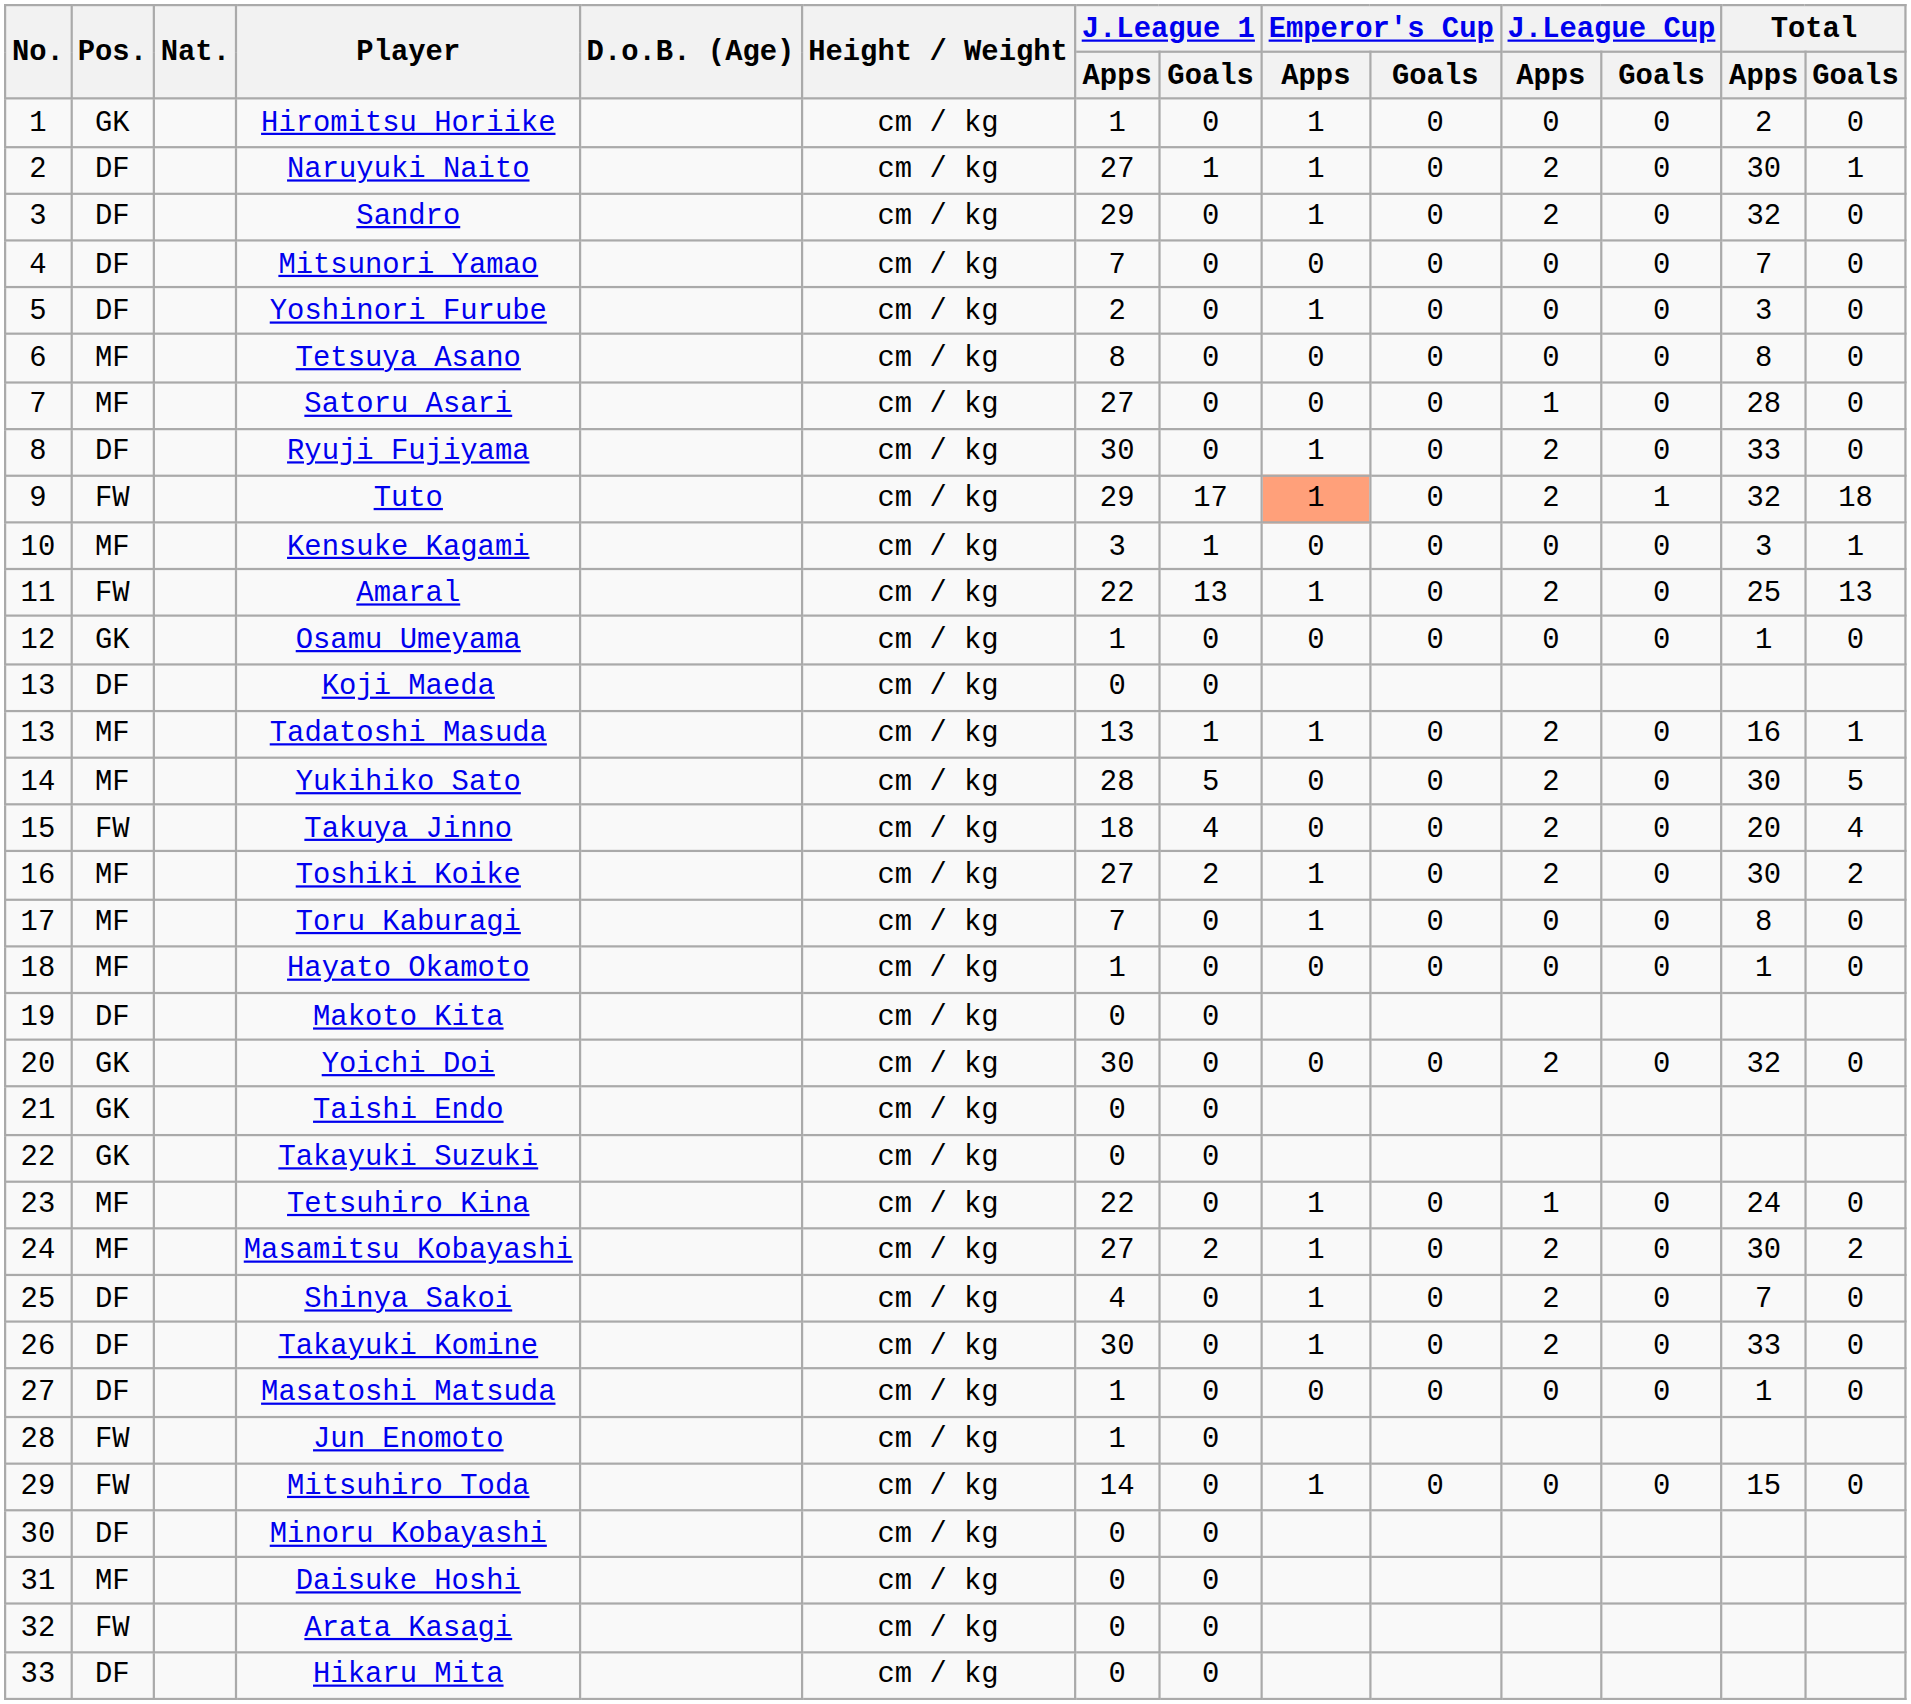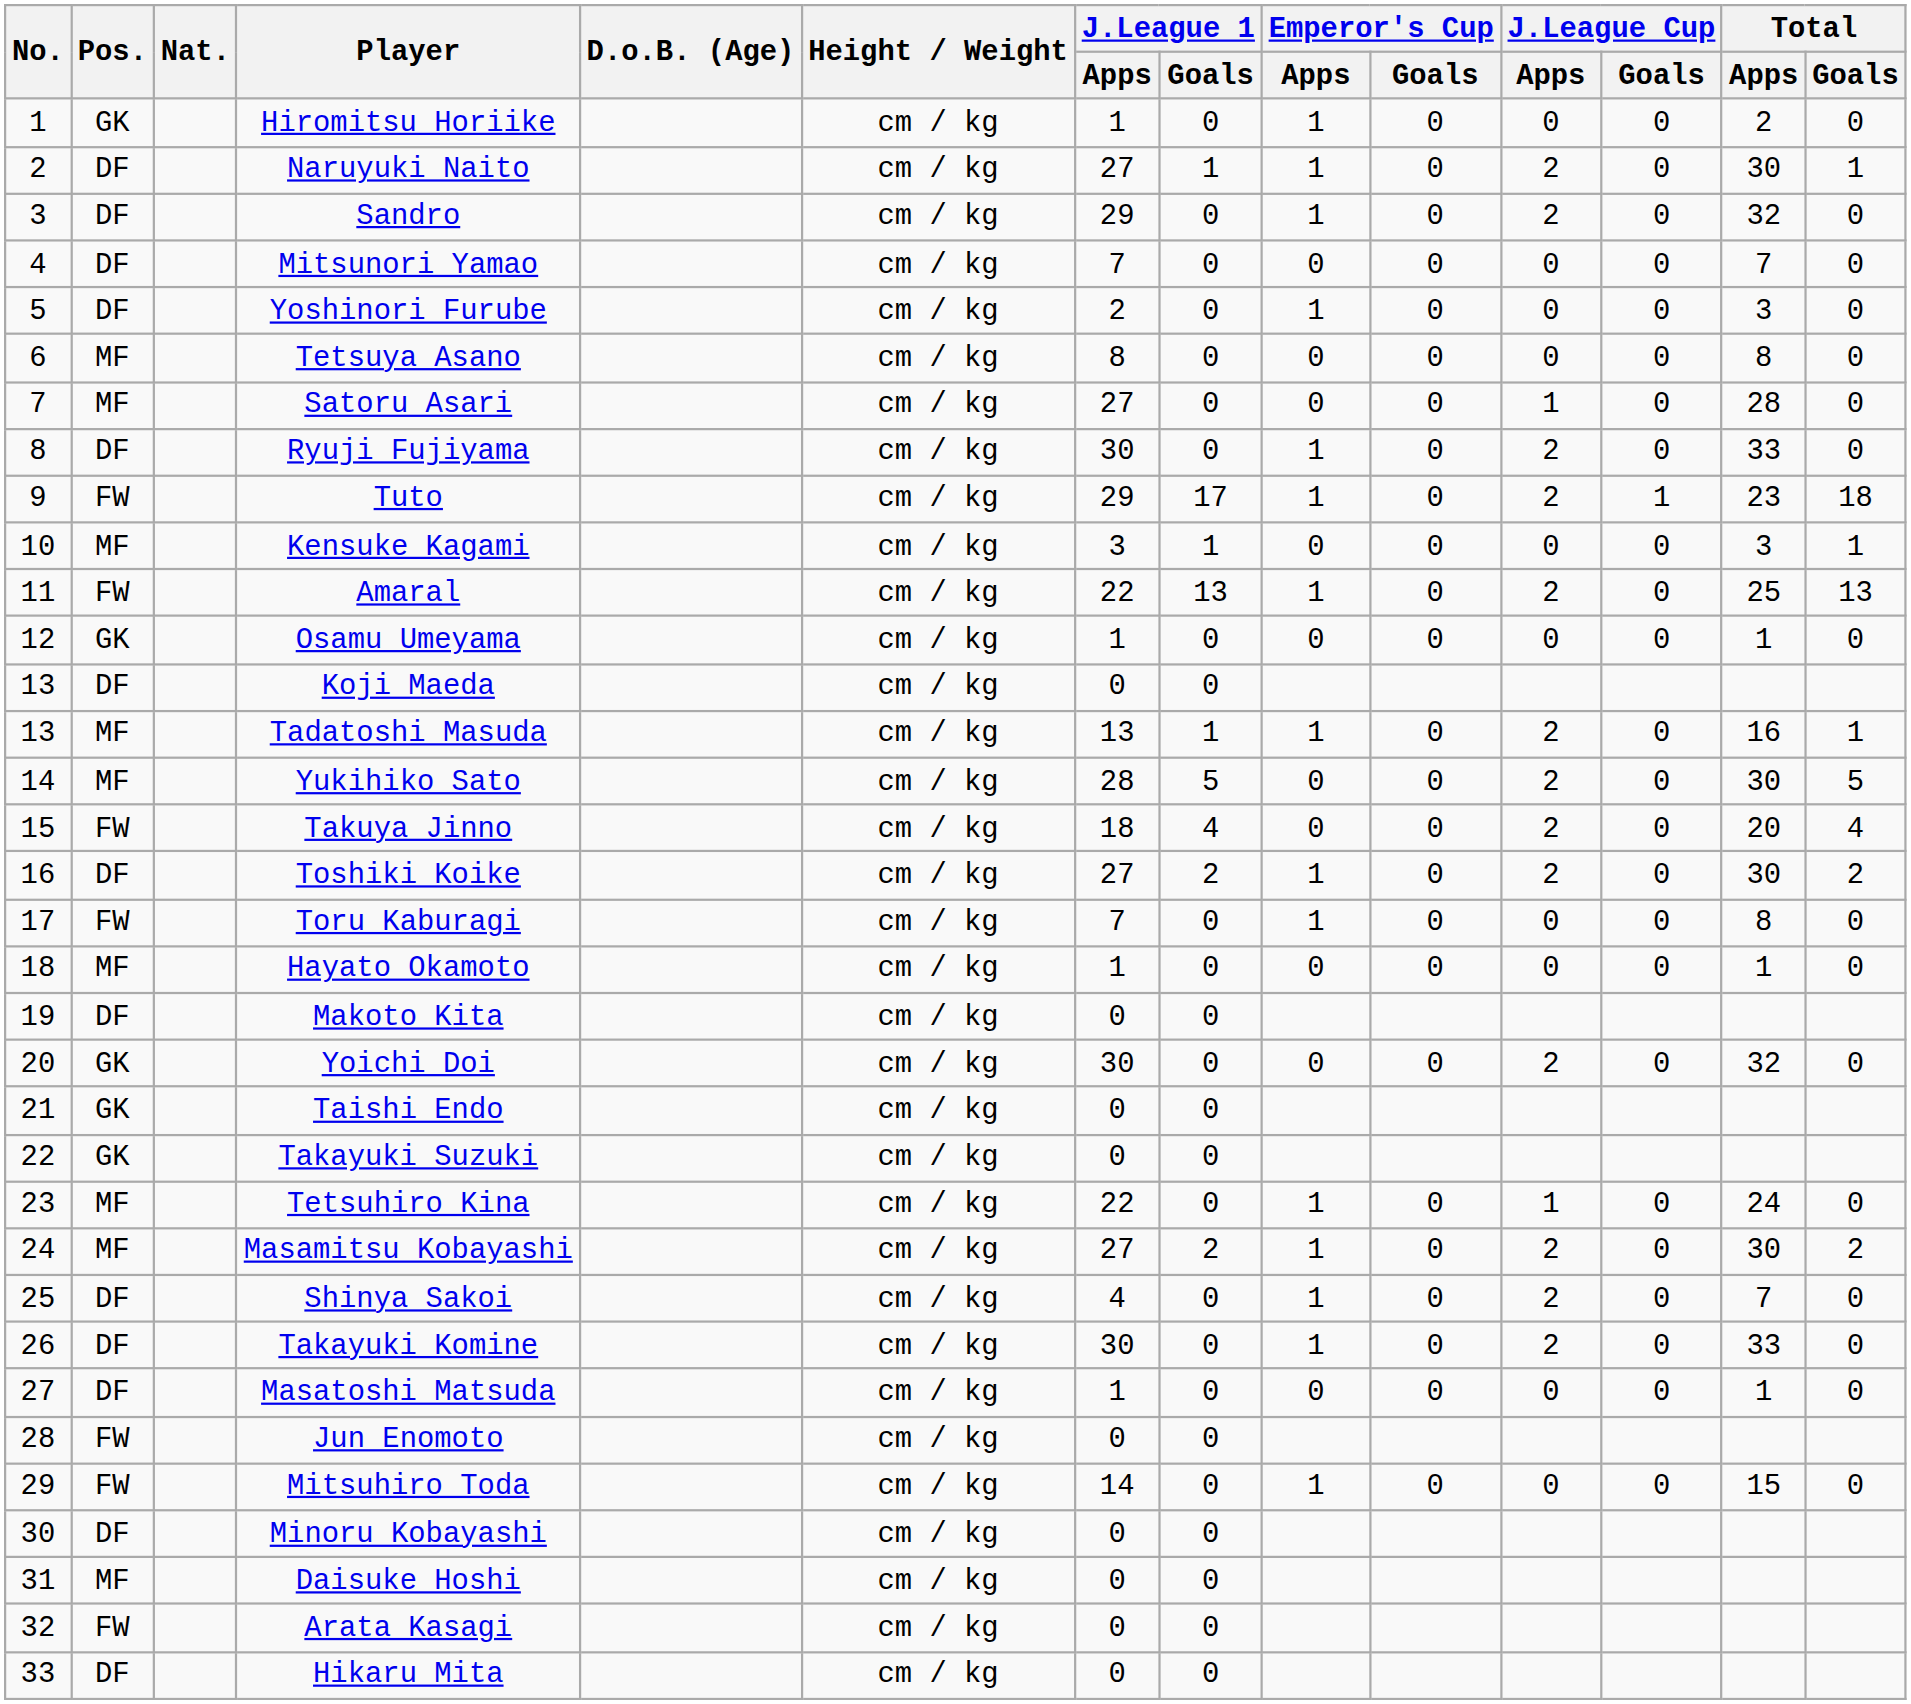(1316, 499) lightsalmon background -> (1316, 499) no background
(1764, 499) 32 -> (1764, 499) 23
(112, 875) MF -> (112, 875) DF
(112, 922) MF -> (112, 922) FW
(1117, 1440) 1 -> (1117, 1440) 0
